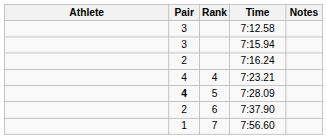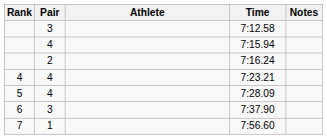columns swapped: (215, 12) <-> (87, 12)
(184, 45) 3 -> (50, 45) 4
(184, 93) bold -> (50, 93) normal
(184, 110) 2 -> (50, 110) 3
